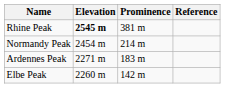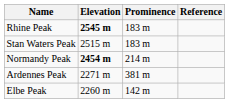(133, 28) 381 m -> (138, 28) 183 m
+ row: (41, 43)
(90, 43) normal -> (95, 59) bold
(133, 59) 183 m -> (138, 75) 381 m
